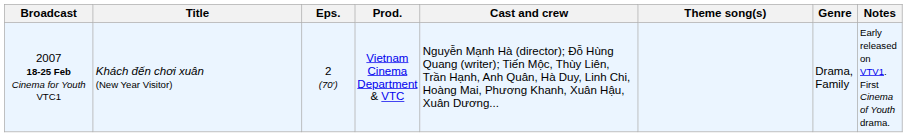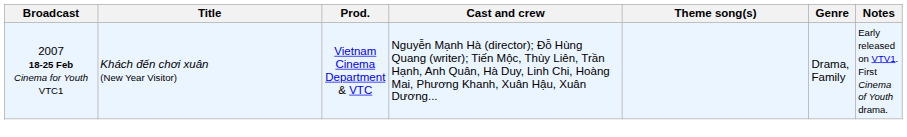- column: (328, 13)
